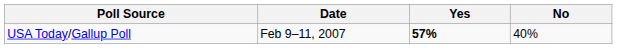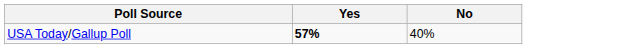- column: (333, 14)
